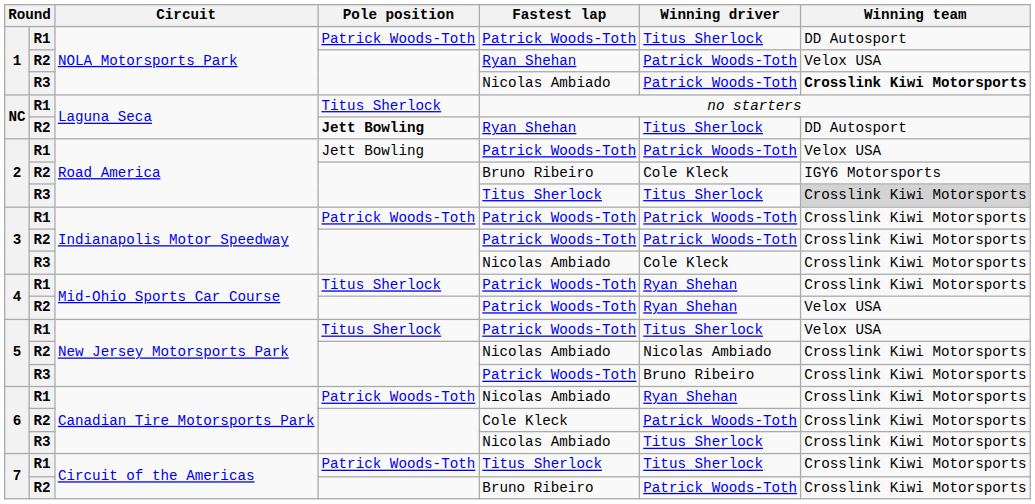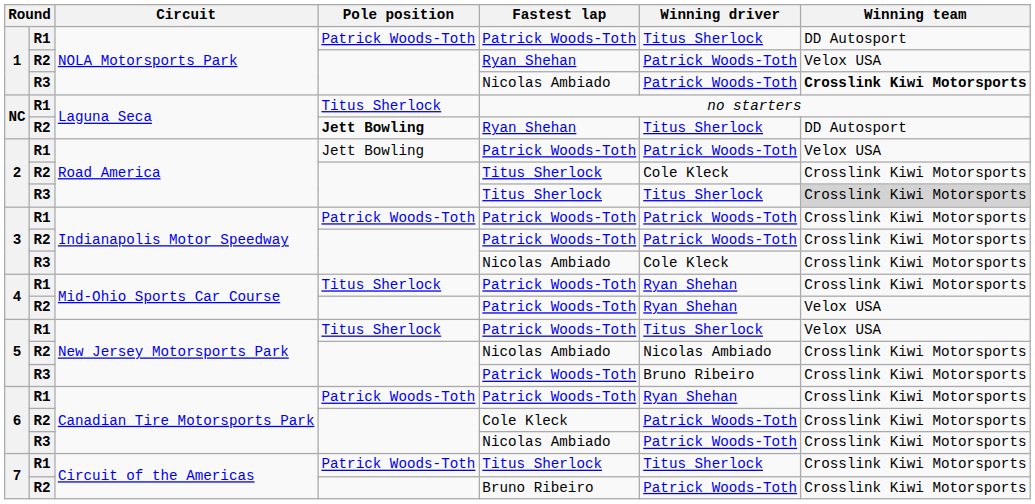(538, 173) Bruno Ribeiro -> (542, 173) Titus Sherlock
(873, 173) IGY6 Motorsports -> (915, 173) Crosslink Kiwi Motorsports
(546, 398) Nicolas Ambiado -> (559, 398) Patrick Woods-Toth
(703, 443) Titus Sherlock -> (720, 443) Patrick Woods-Toth
